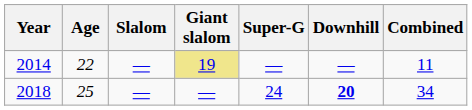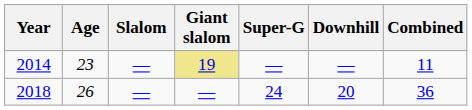(85, 64) 22 -> (85, 64) 23
(85, 91) 25 -> (85, 91) 26
(346, 91) bold -> (346, 91) normal
(425, 91) 34 -> (425, 91) 36
